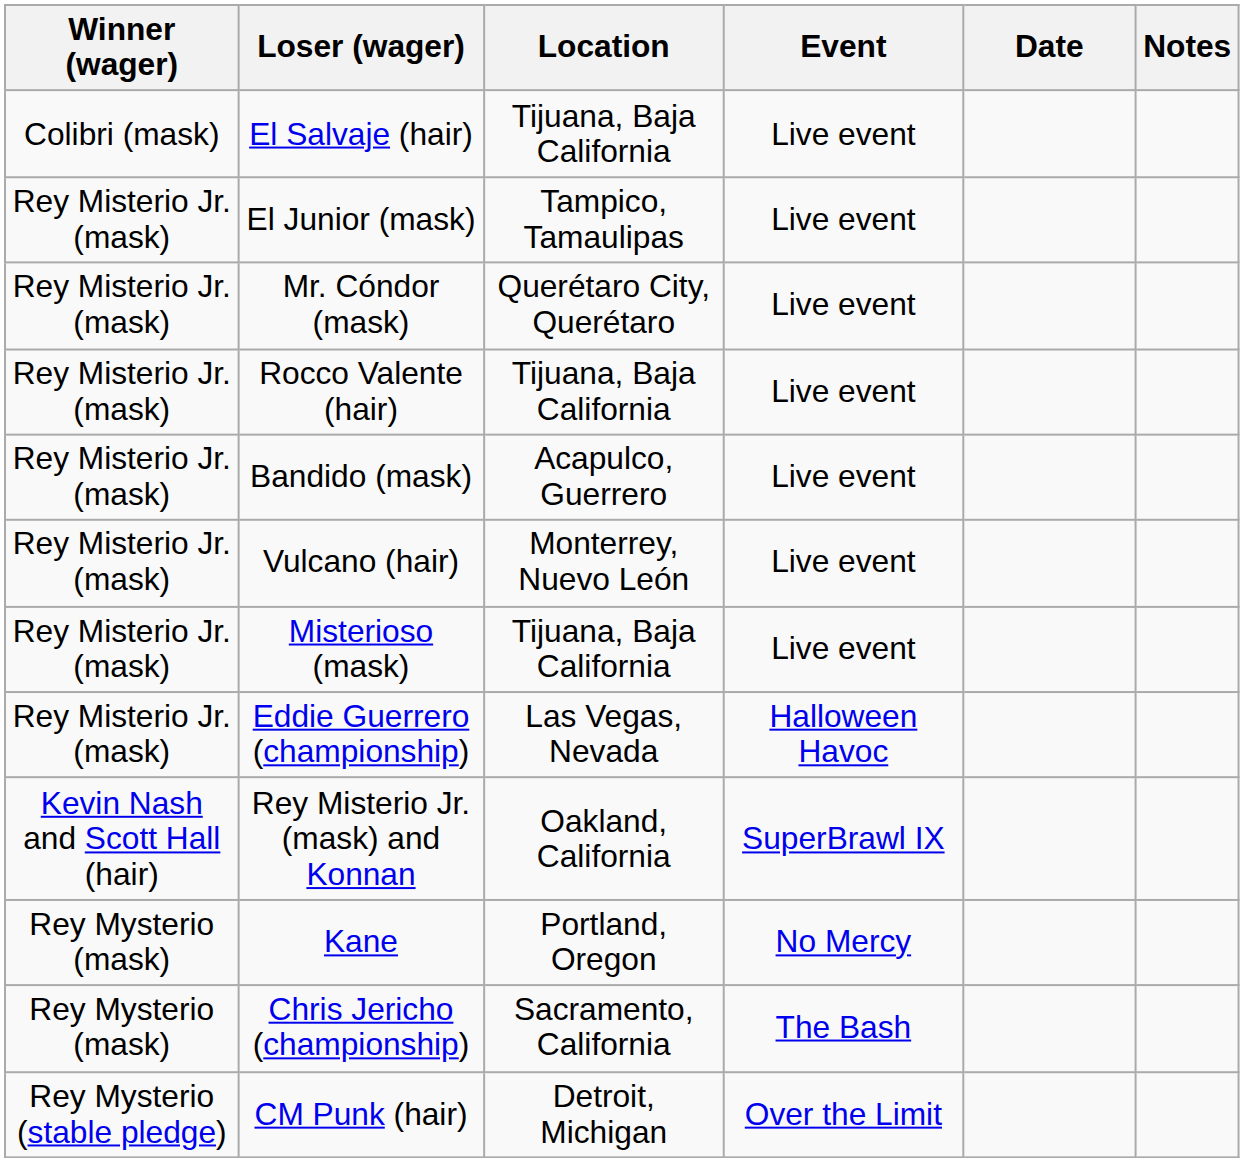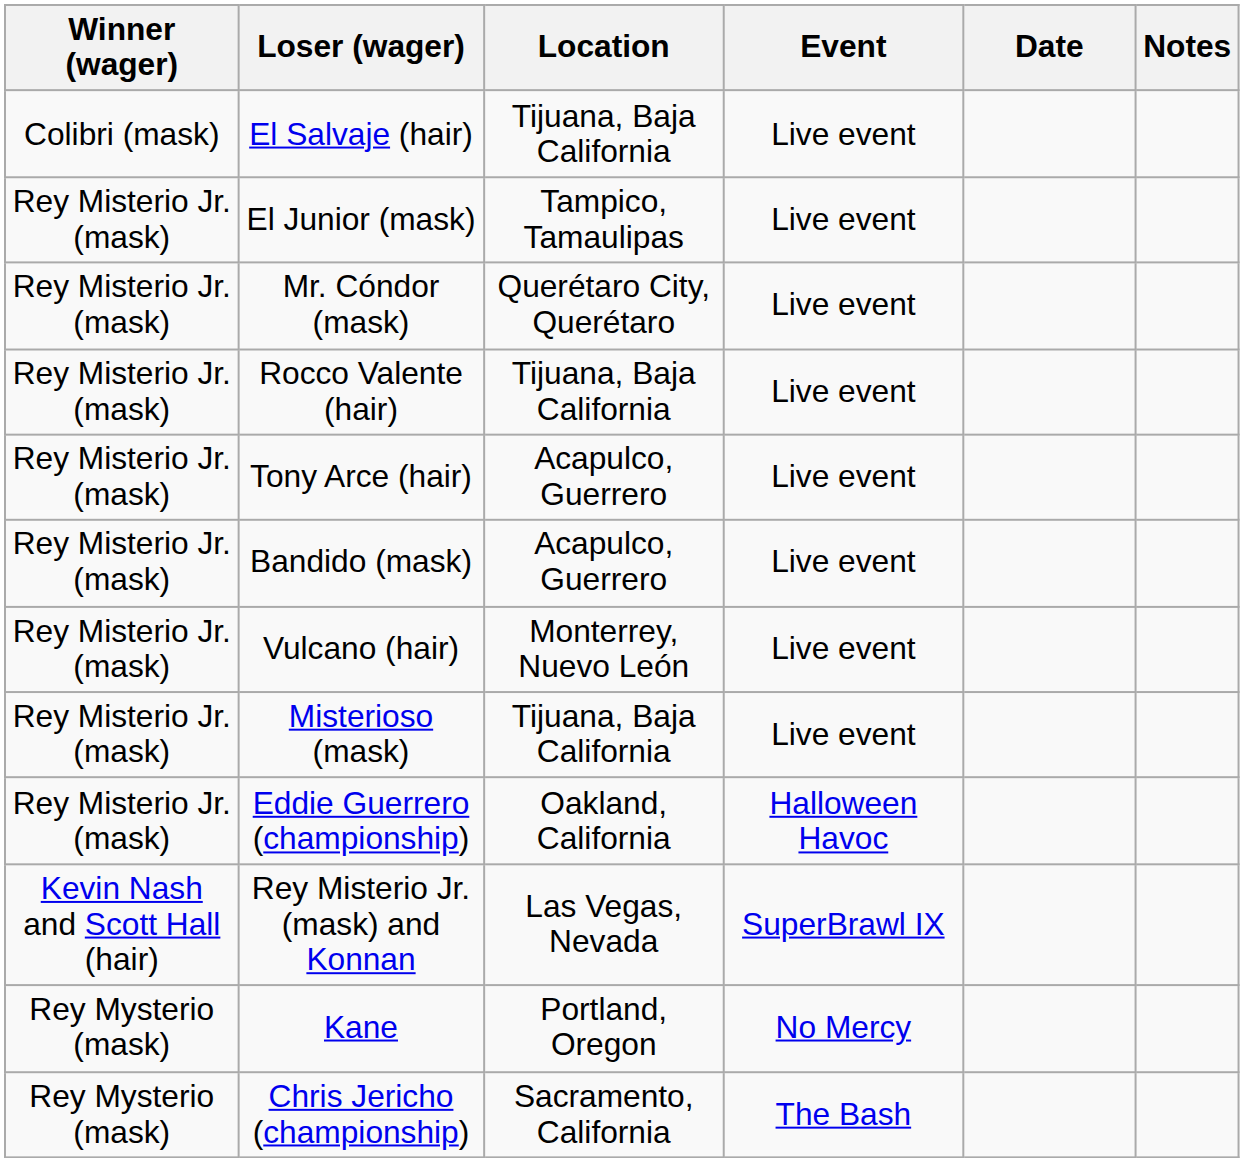+ row: (361, 476)
(604, 734) Las Vegas, Nevada -> (604, 820) Oakland, California
(604, 838) Oakland, California -> (604, 924) Las Vegas, Nevada
- row: (361, 1113)
